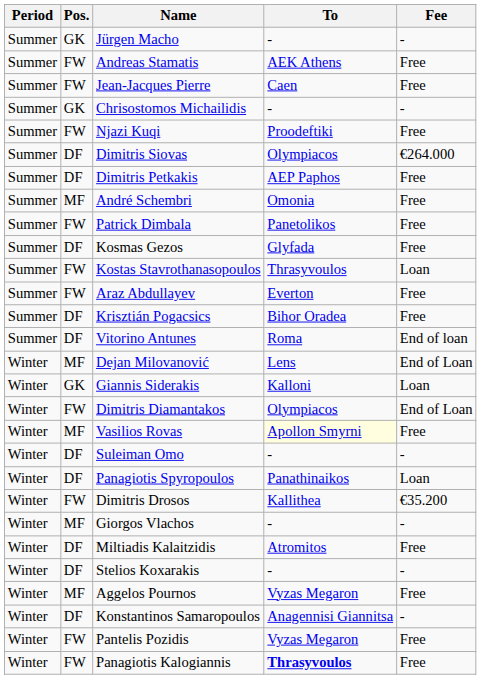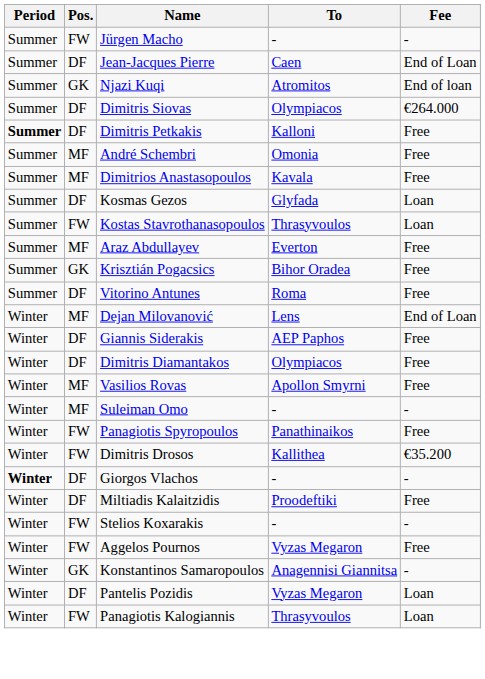(74, 39) GK -> (79, 39) FW
- row: (147, 62)
(75, 85) FW -> (77, 62) DF
(413, 85) Free -> (440, 62) End of Loan
- row: (171, 108)
(75, 131) FW -> (78, 85) GK
(300, 131) Proodeftiki -> (301, 85) Atromitos
(413, 131) Free -> (438, 85) End of loan
(32, 177) normal -> (34, 131) bold
(304, 177) AEP Paphos -> (293, 131) Kalloni
+ row: (176, 177)
- row: (144, 223)
(413, 246) Free -> (419, 200) Loan
(75, 293) FW -> (78, 246) MF
(73, 316) DF -> (78, 270) GK
(434, 339) End of loan -> (417, 293) Free
(74, 385) GK -> (77, 339) DF
(289, 385) Kalloni -> (308, 339) AEP Paphos
(415, 385) Loan -> (417, 339) Free
(75, 408) FW -> (77, 362) DF
(436, 408) End of Loan -> (417, 362) Free
(314, 431) lightyellow background -> (319, 385) no background
(73, 454) DF -> (78, 408) MF
(73, 477) DF -> (79, 431) FW
(415, 477) Loan -> (417, 431) Free
(28, 524) normal -> (30, 477) bold
(74, 524) MF -> (77, 477) DF
(297, 547) Atromitos -> (304, 500) Proodeftiki
(73, 570) DF -> (79, 524) FW
(74, 593) MF -> (79, 547) FW
(73, 616) DF -> (78, 570) GK
(75, 639) FW -> (77, 593) DF
(413, 639) Free -> (419, 593) Loan
(309, 662) bold -> (311, 616) normal
(413, 662) Free -> (419, 616) Loan
